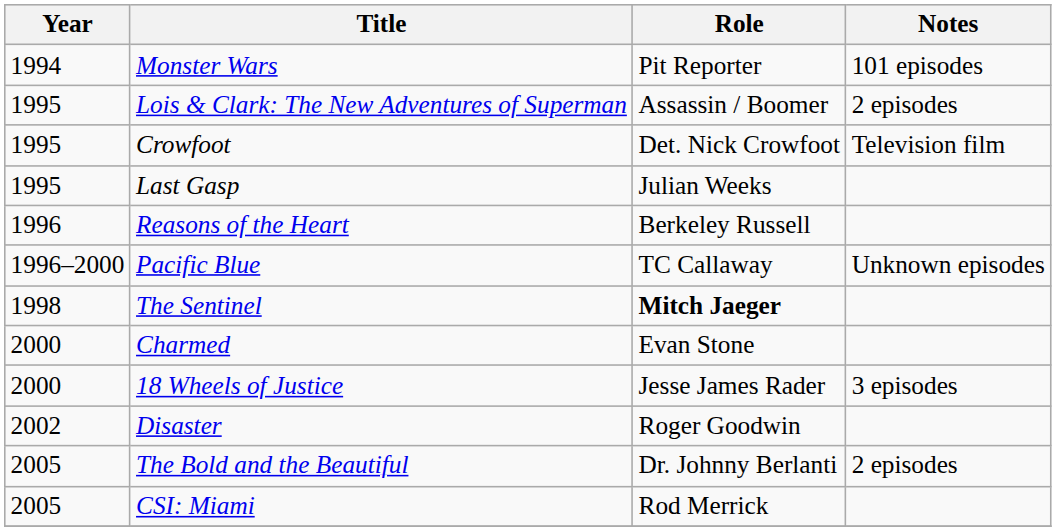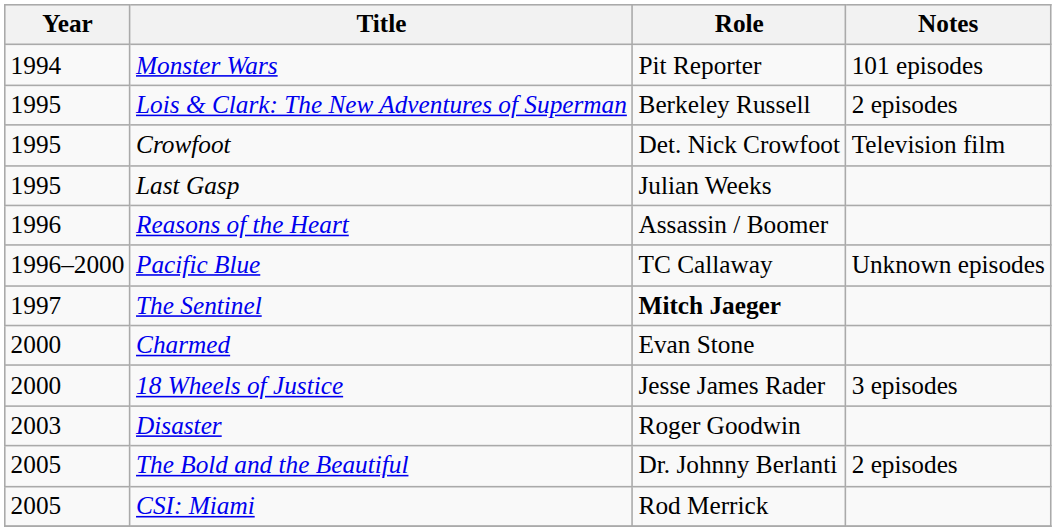(733, 104) Assassin / Boomer -> (725, 104) Berkeley Russell
(725, 225) Berkeley Russell -> (733, 225) Assassin / Boomer
(36, 305) 1998 -> (36, 305) 1997
(36, 425) 2002 -> (36, 425) 2003
